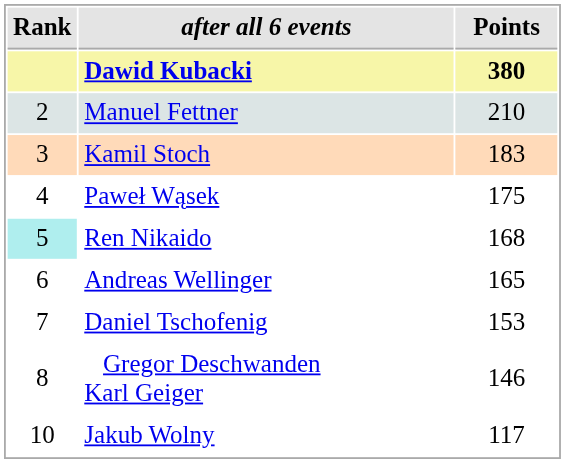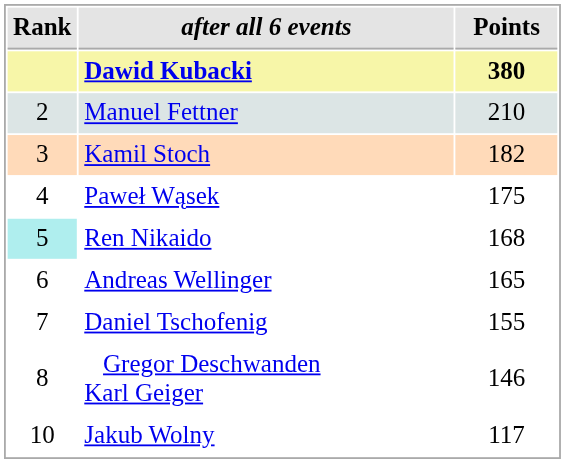(507, 154) 183 -> (507, 154) 182
(507, 322) 153 -> (507, 322) 155
